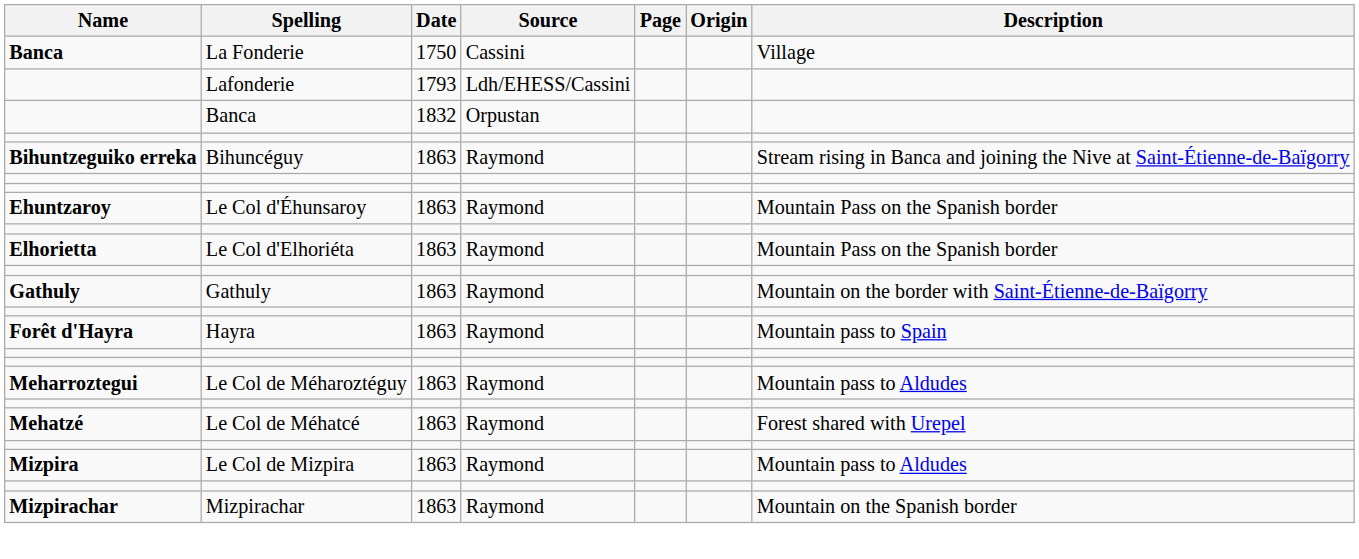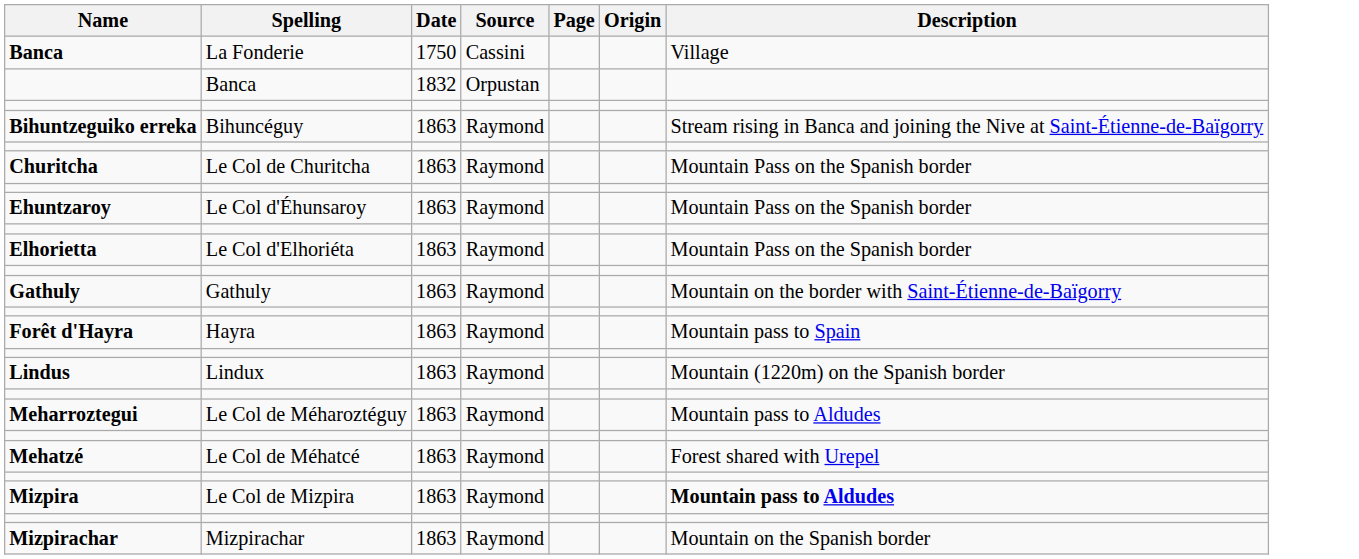- row: (103, 85)
+ row: (54, 166)
+ row: (40, 373)
(862, 465) normal -> (782, 497) bold
